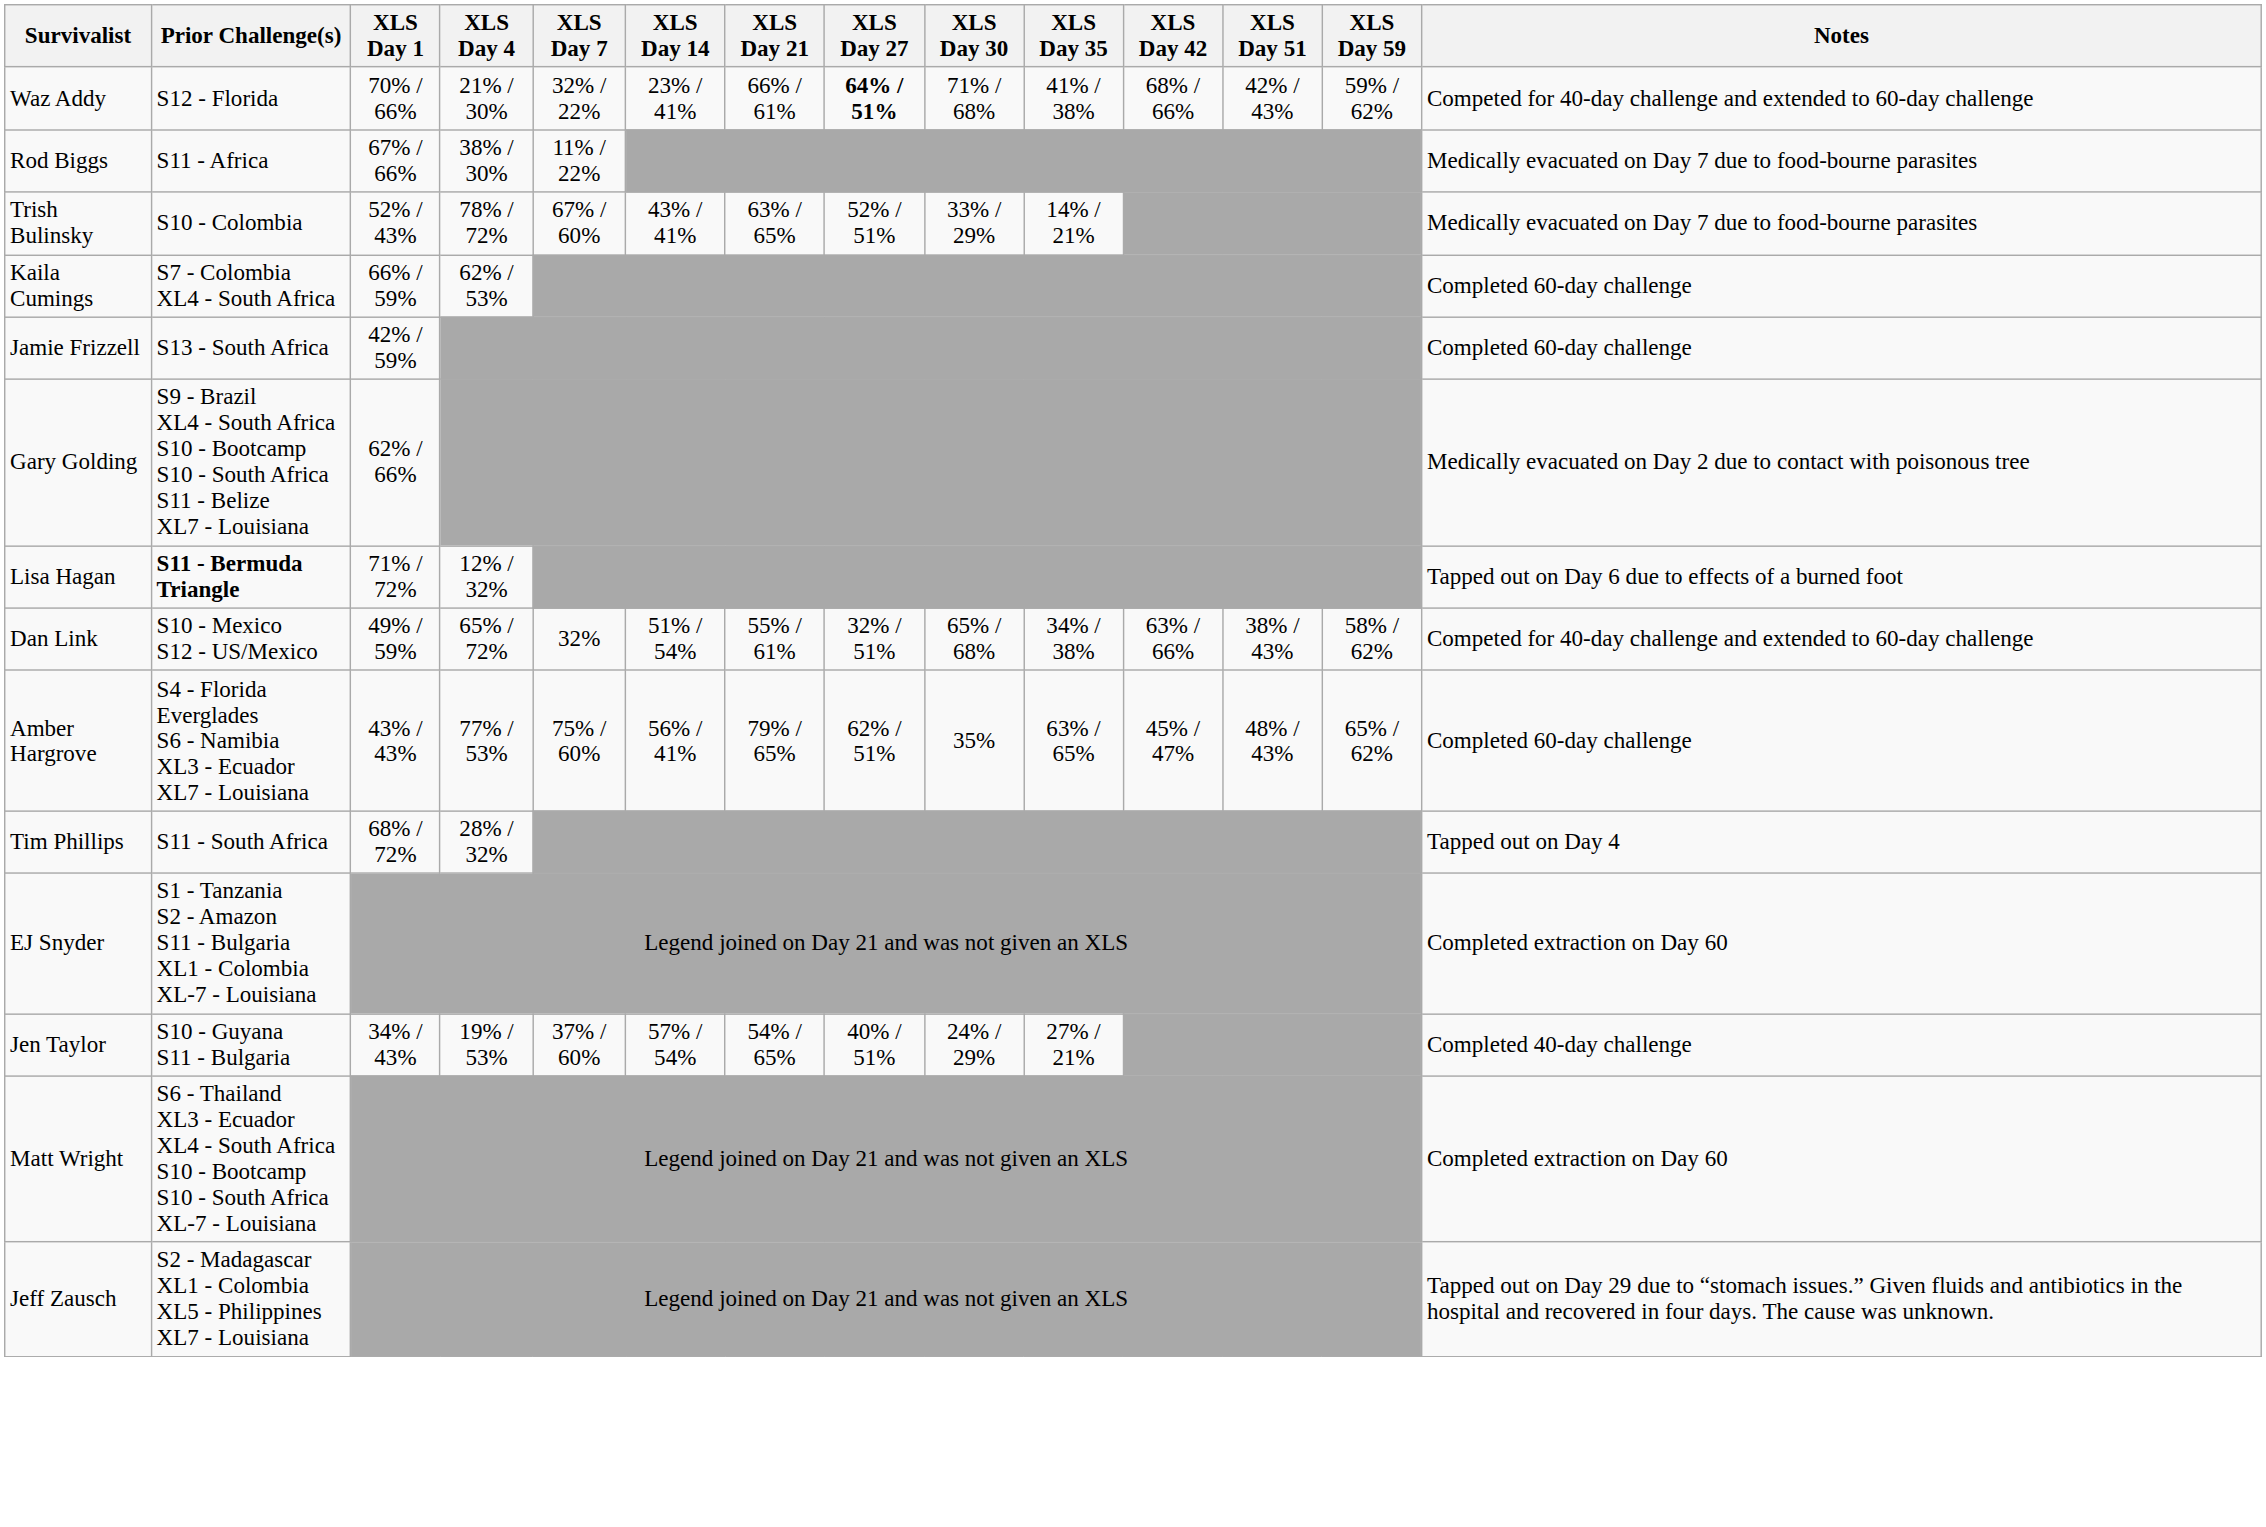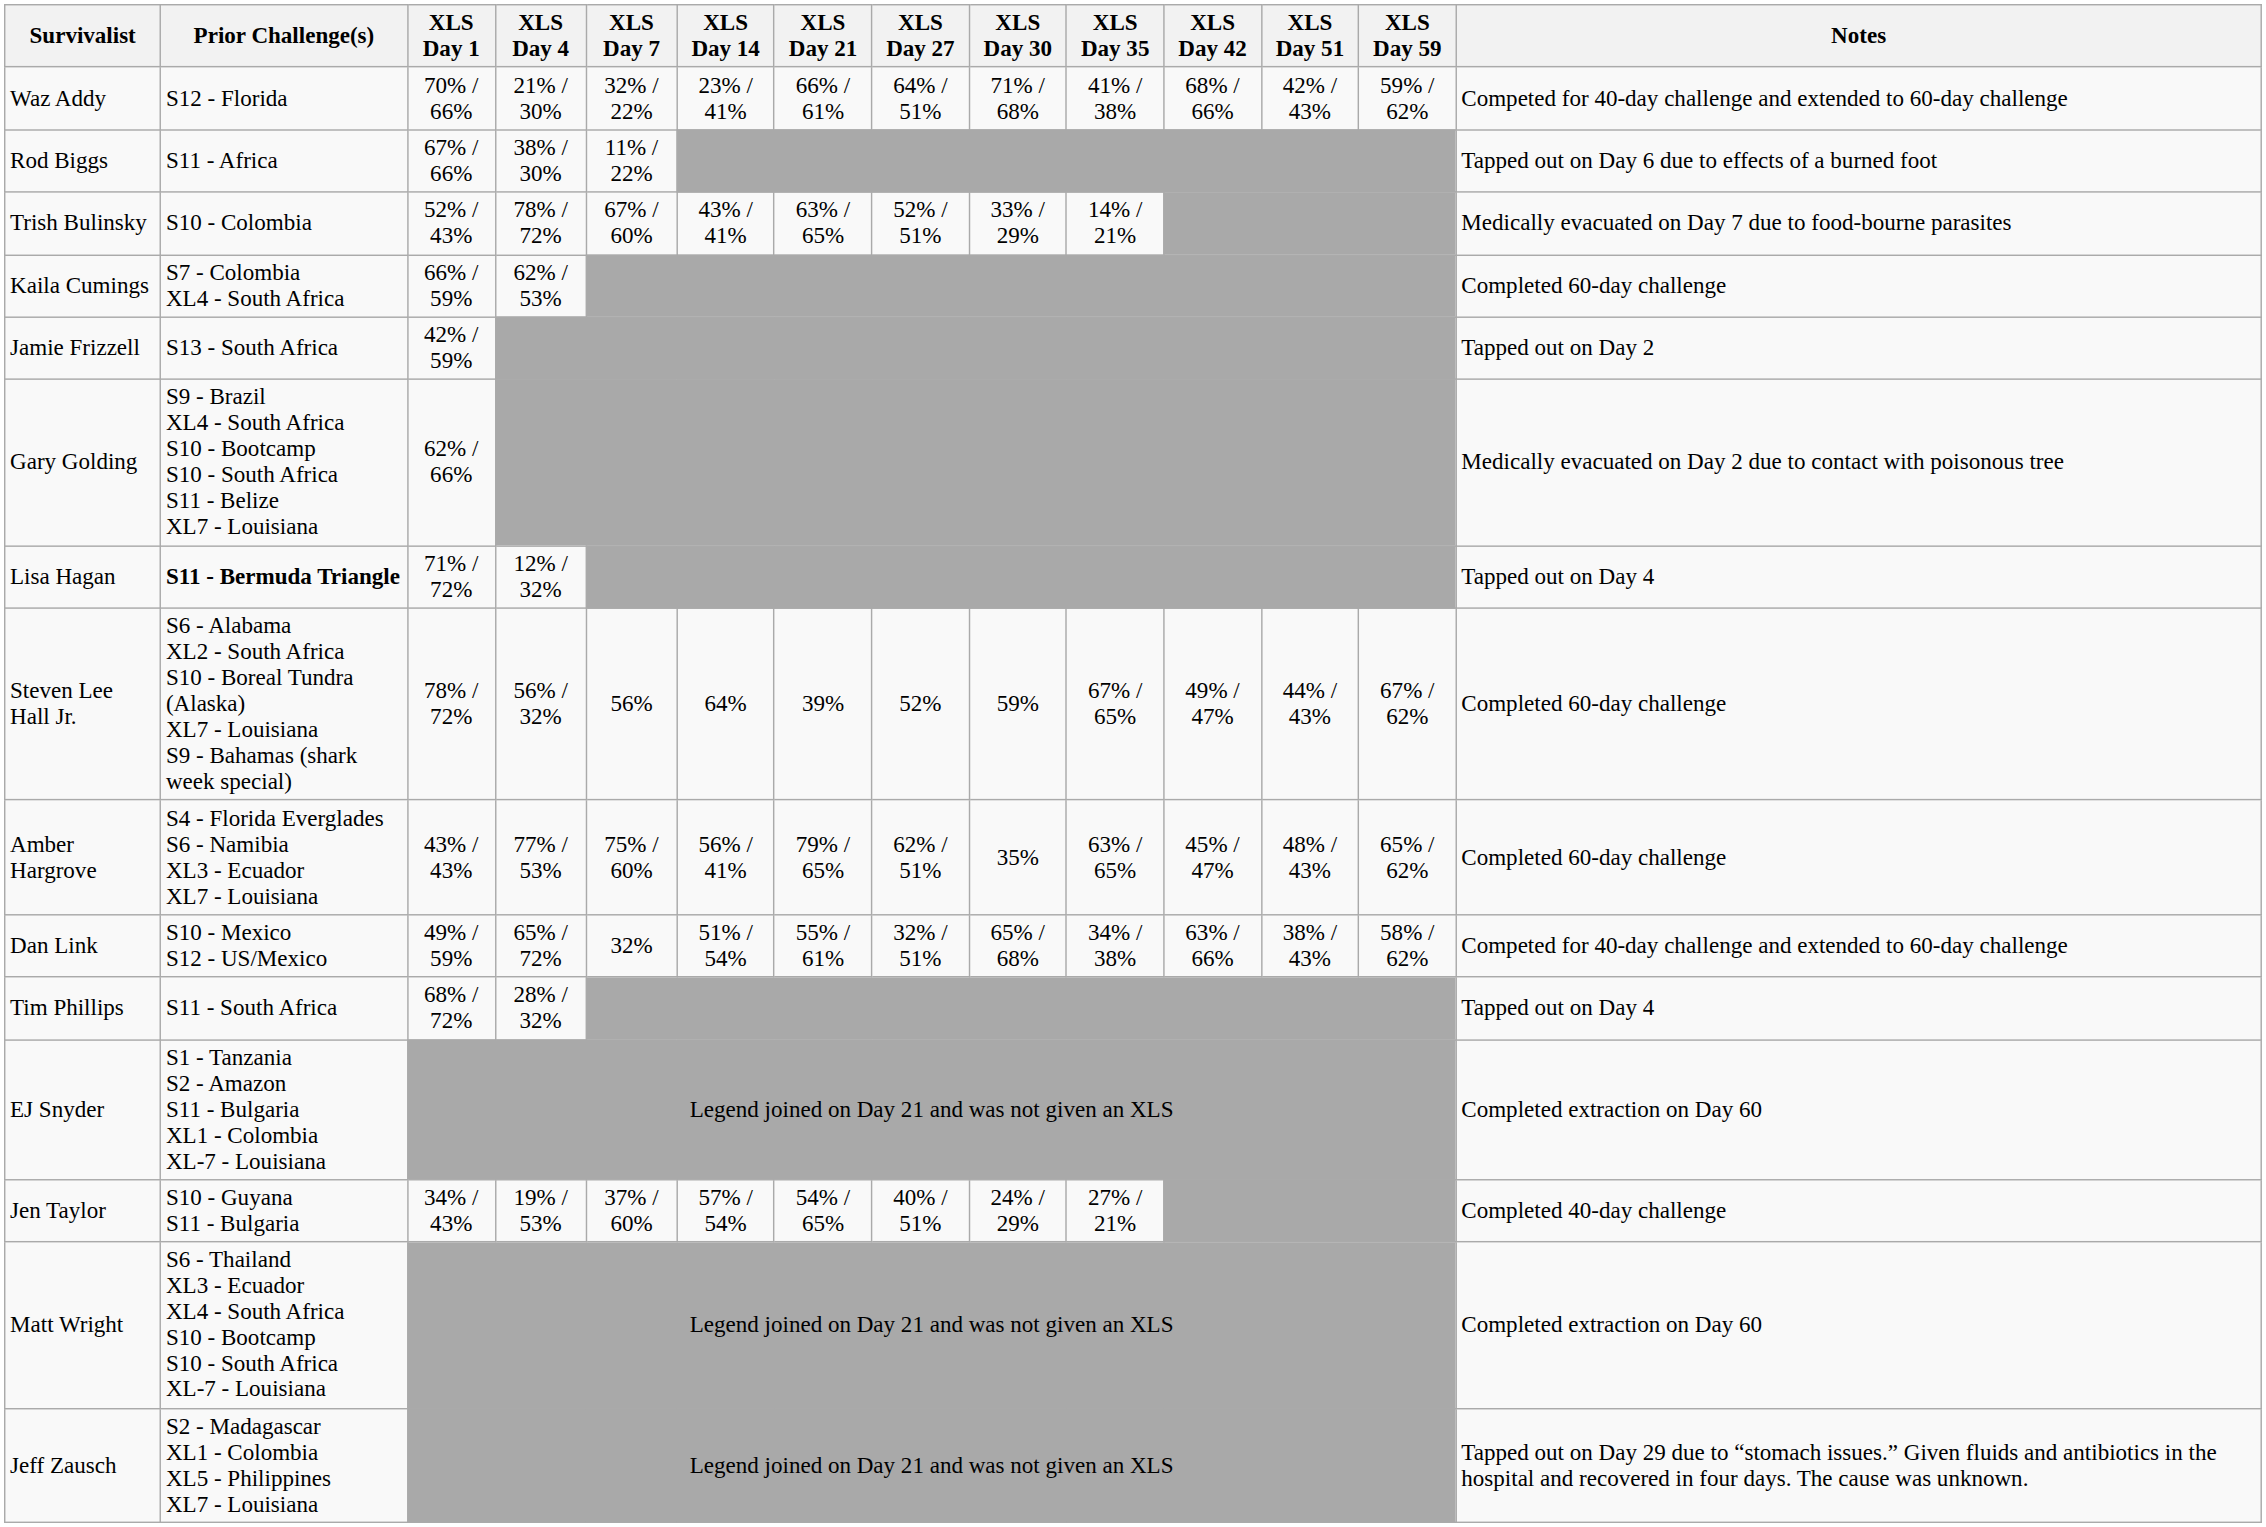(874, 98) bold -> (920, 98) normal
(1702, 160) Medically evacuated on Day 7 due to food-bourne parasites -> (1699, 160) Tapped out on Day 6 due to effects of a burned foot
(1559, 348) Completed 60-day challenge -> (1558, 348) Tapped out on Day 2
(1665, 576) Tapped out on Day 6 due to effects of a burned foot -> (1558, 576) Tapped out on Day 4
+ row: (62, 703)
rows swapped: (53, 740) <-> (54, 639)
